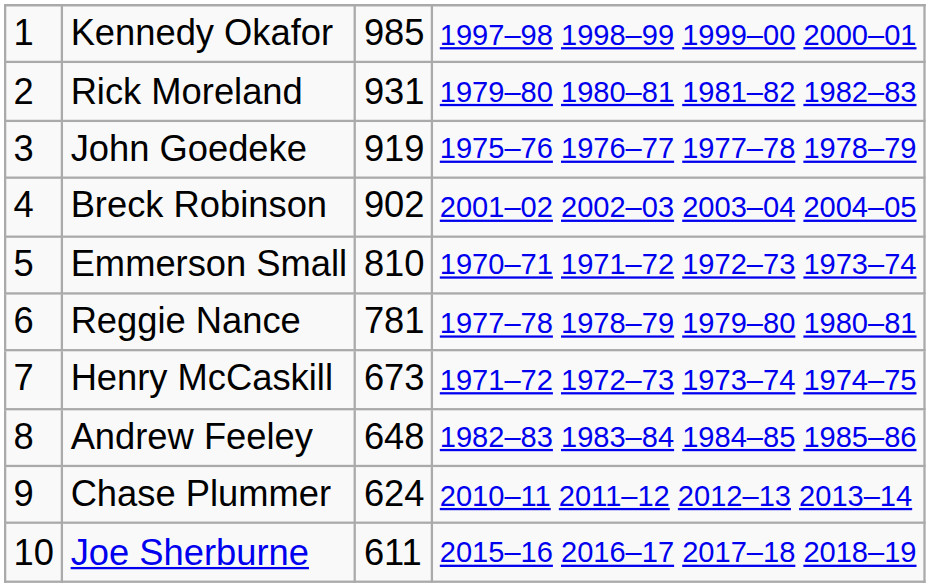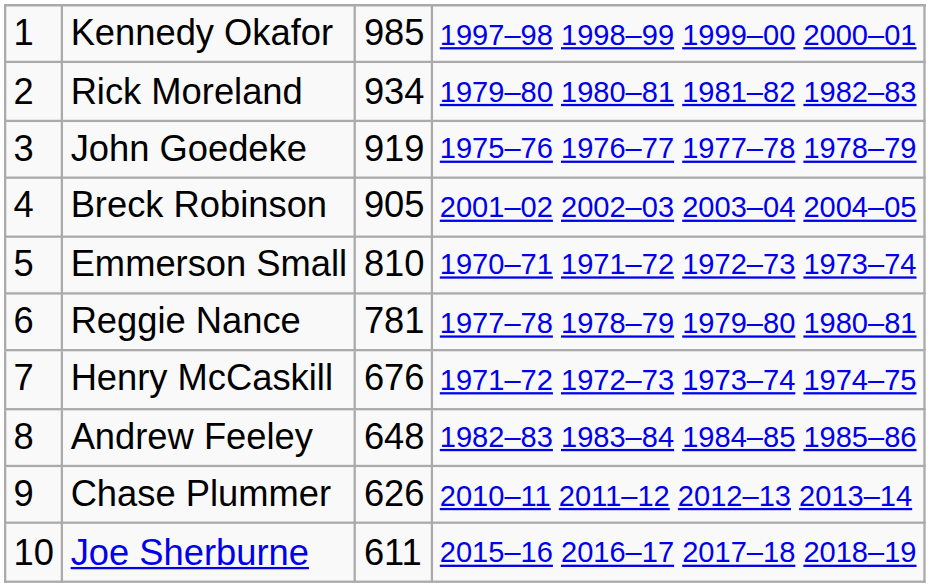(394, 90) 931 -> (394, 90) 934
(394, 206) 902 -> (394, 206) 905
(394, 378) 673 -> (394, 378) 676
(394, 494) 624 -> (394, 494) 626
